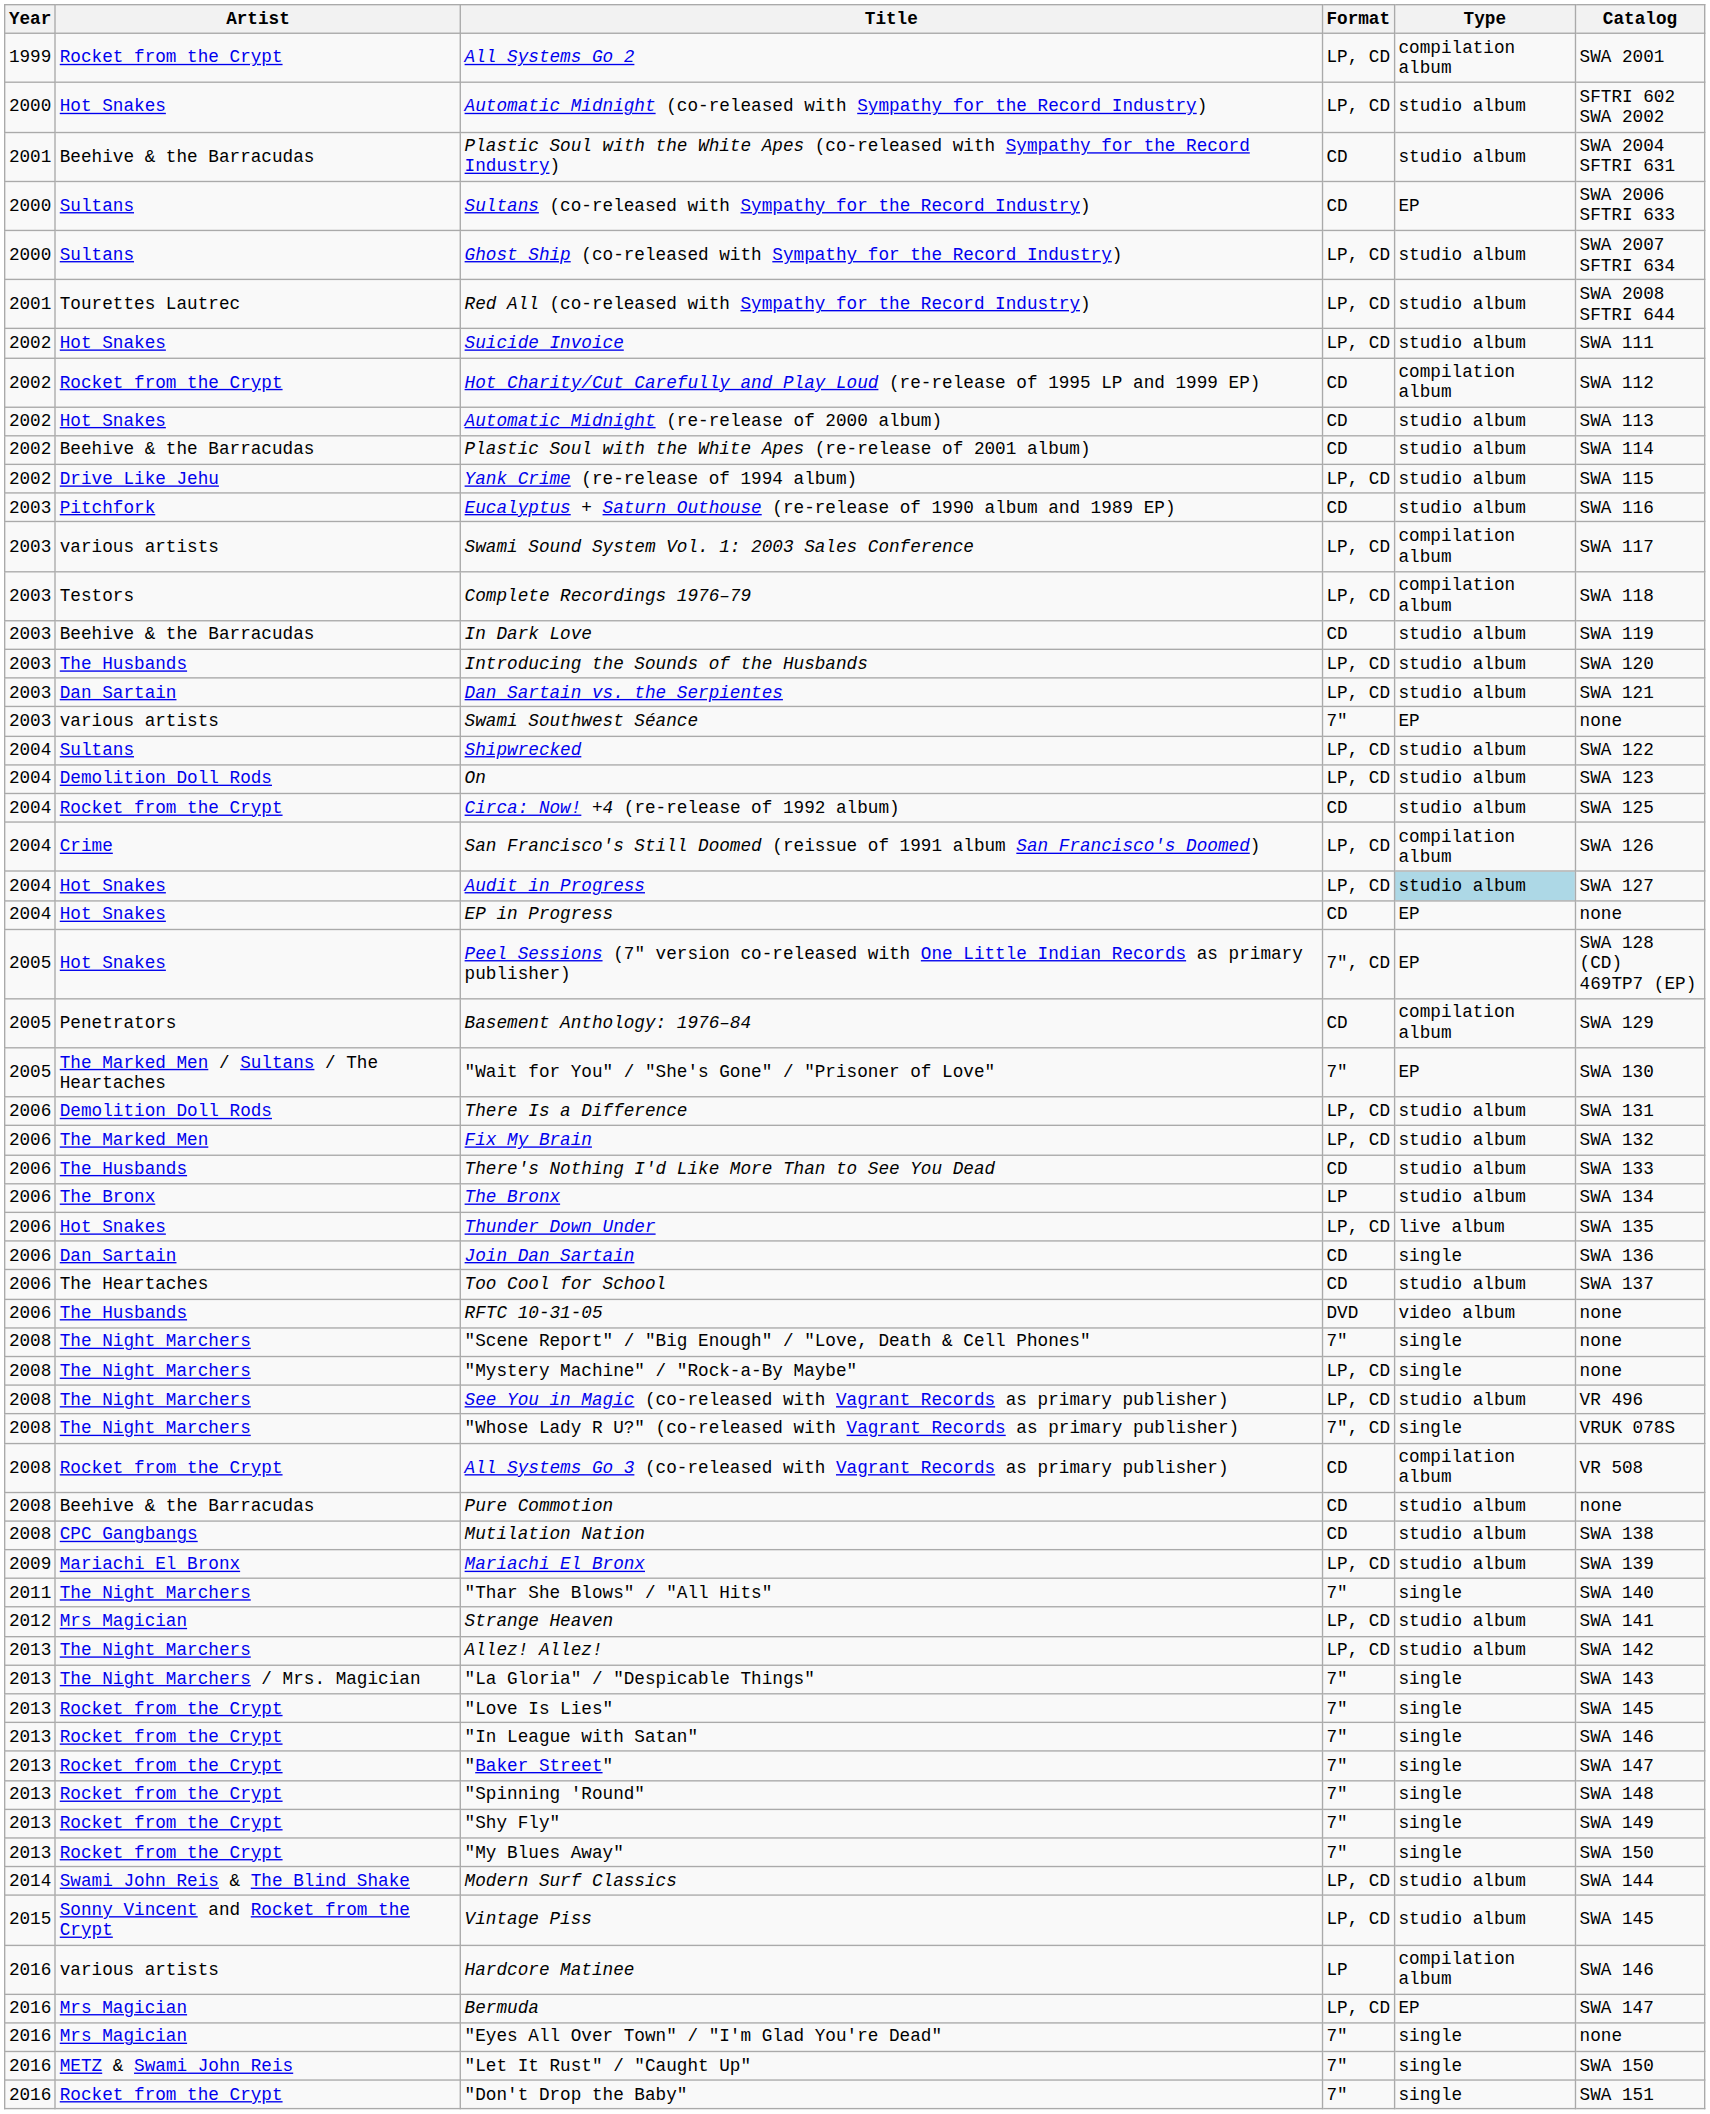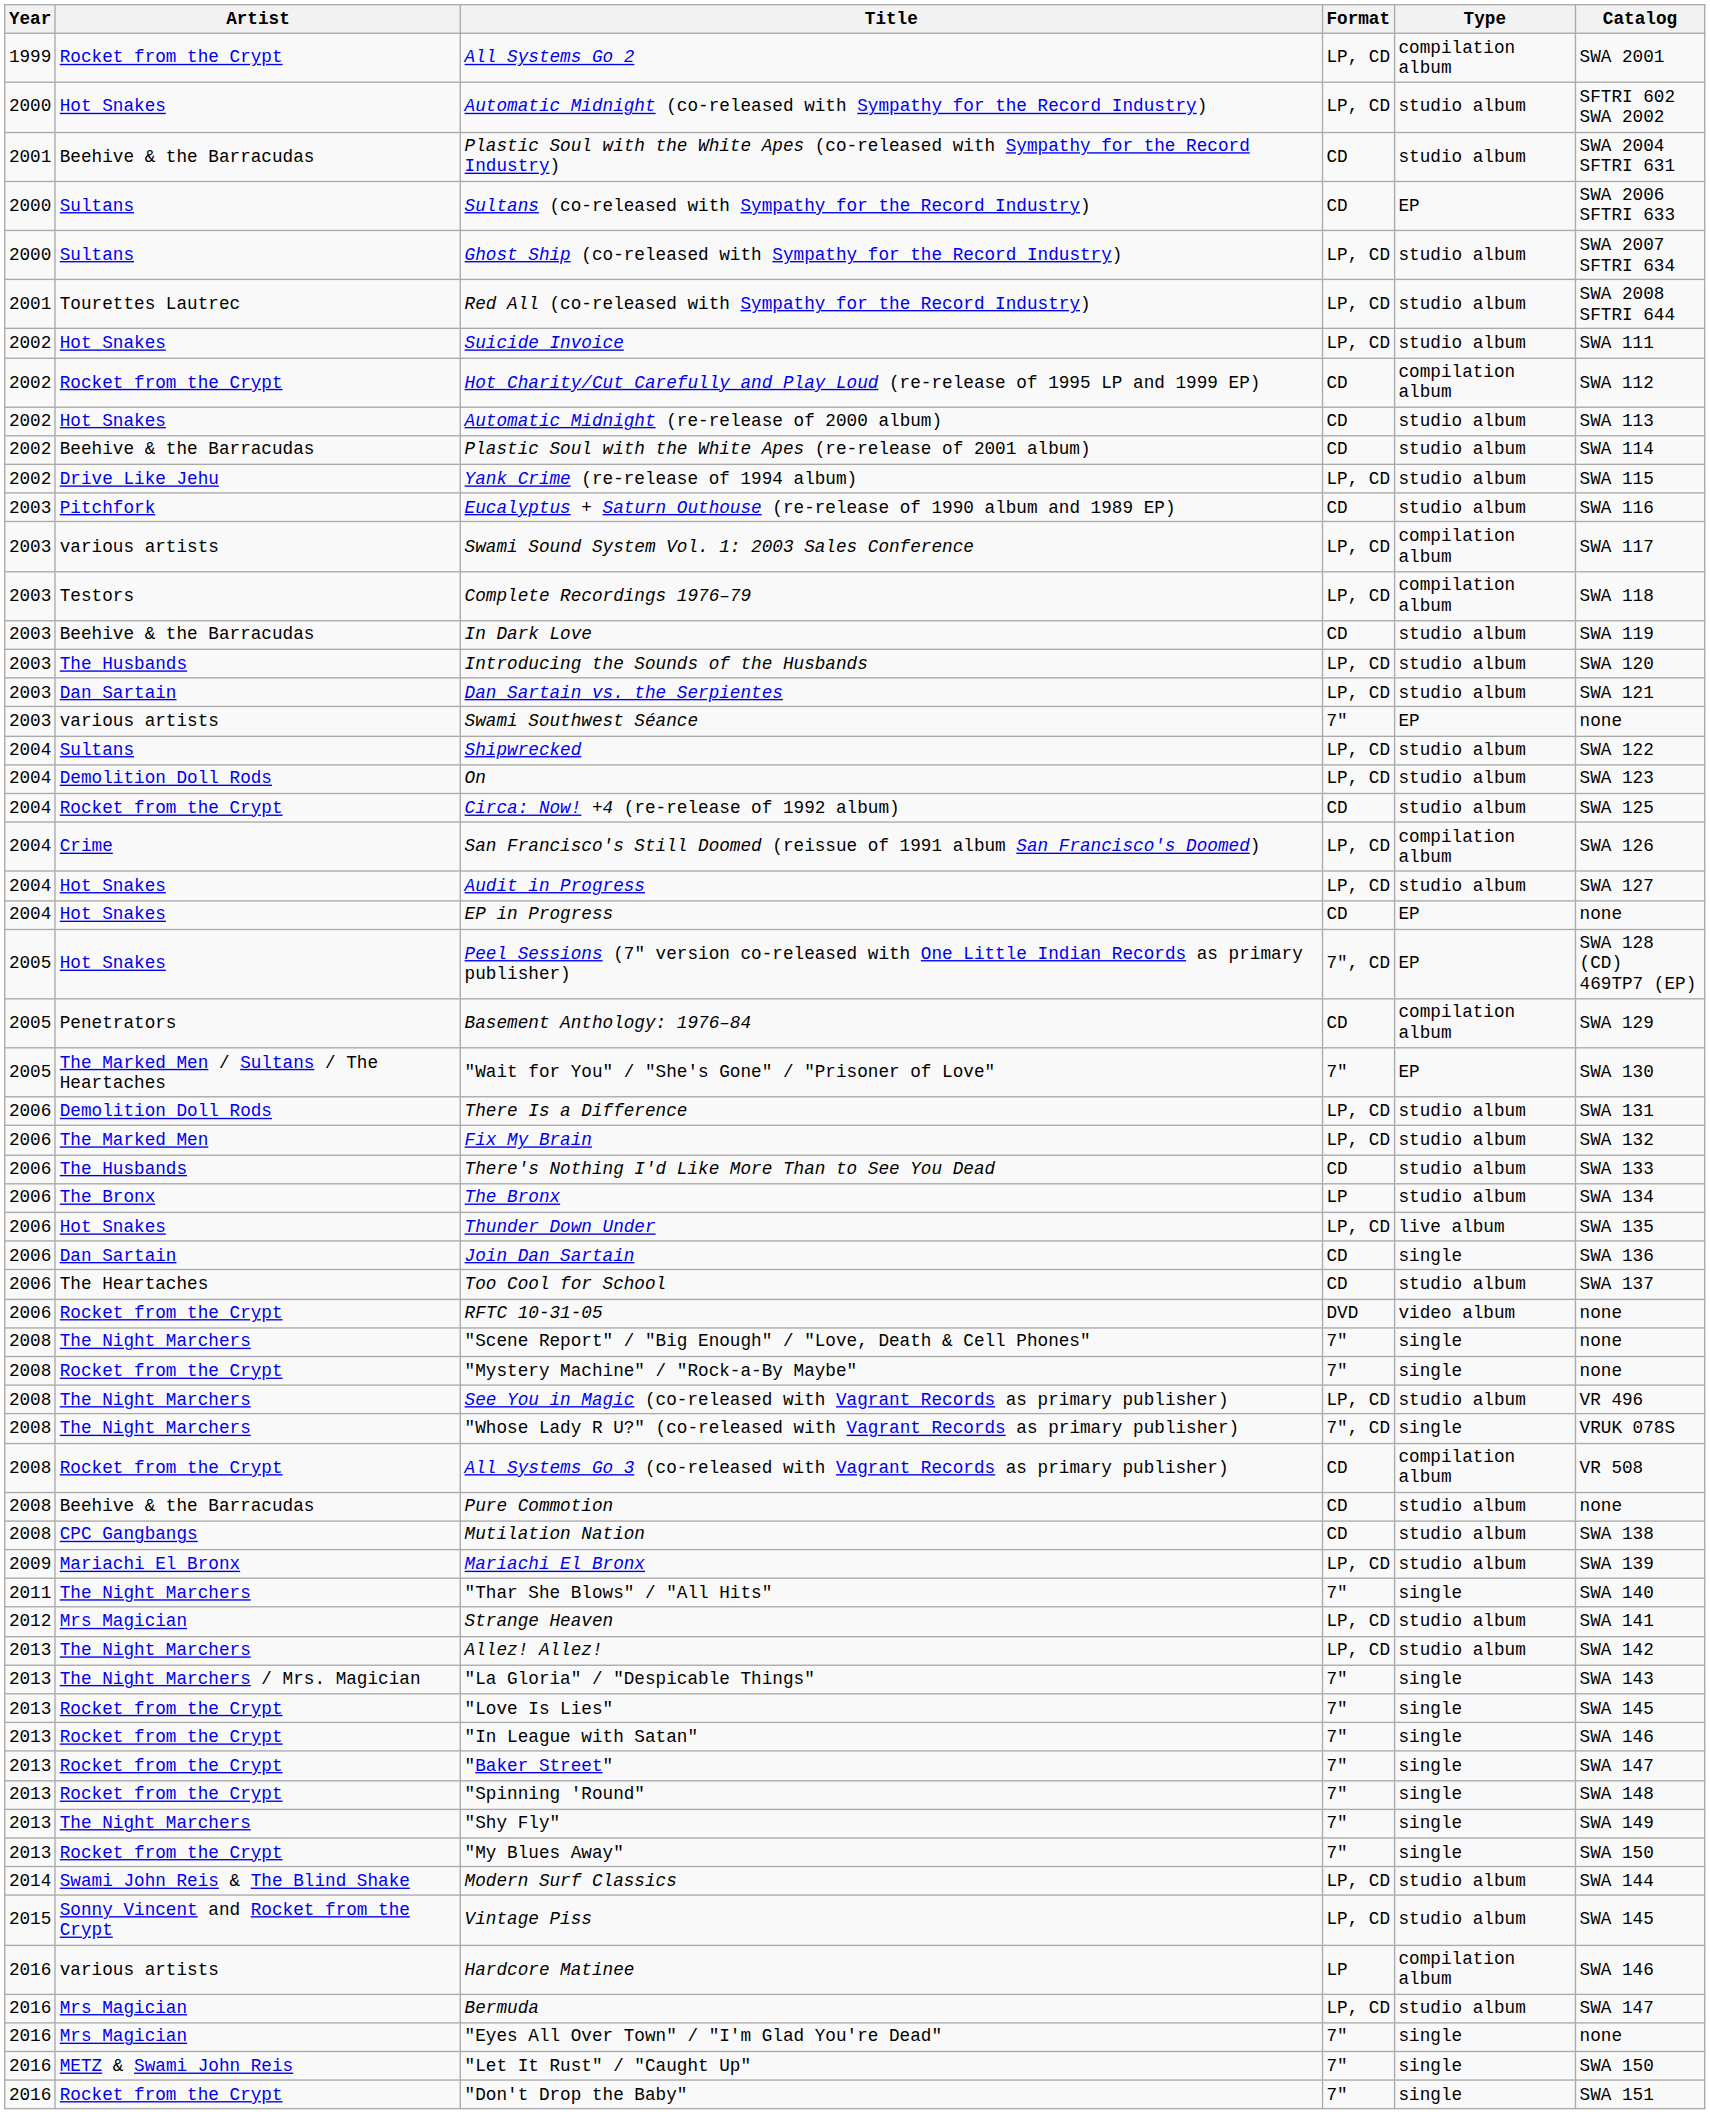(1462, 886) lightblue background -> (1462, 886) no background
(123, 1313) The Husbands -> (171, 1313) Rocket from the Crypt
(155, 1371) The Night Marchers -> (171, 1371) Rocket from the Crypt
(1358, 1371) LP, CD -> (1337, 1371) 7"
(171, 1823) Rocket from the Crypt -> (155, 1823) The Night Marchers
(1409, 2008) EP -> (1462, 2008) studio album
